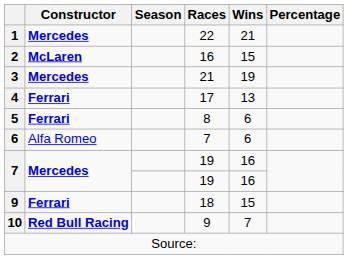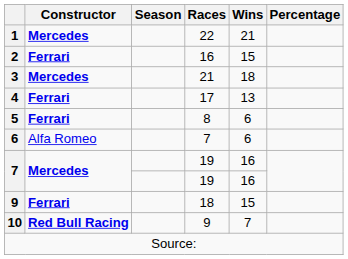(55, 56) McLaren -> (49, 56) Ferrari
(248, 77) 19 -> (248, 77) 18
